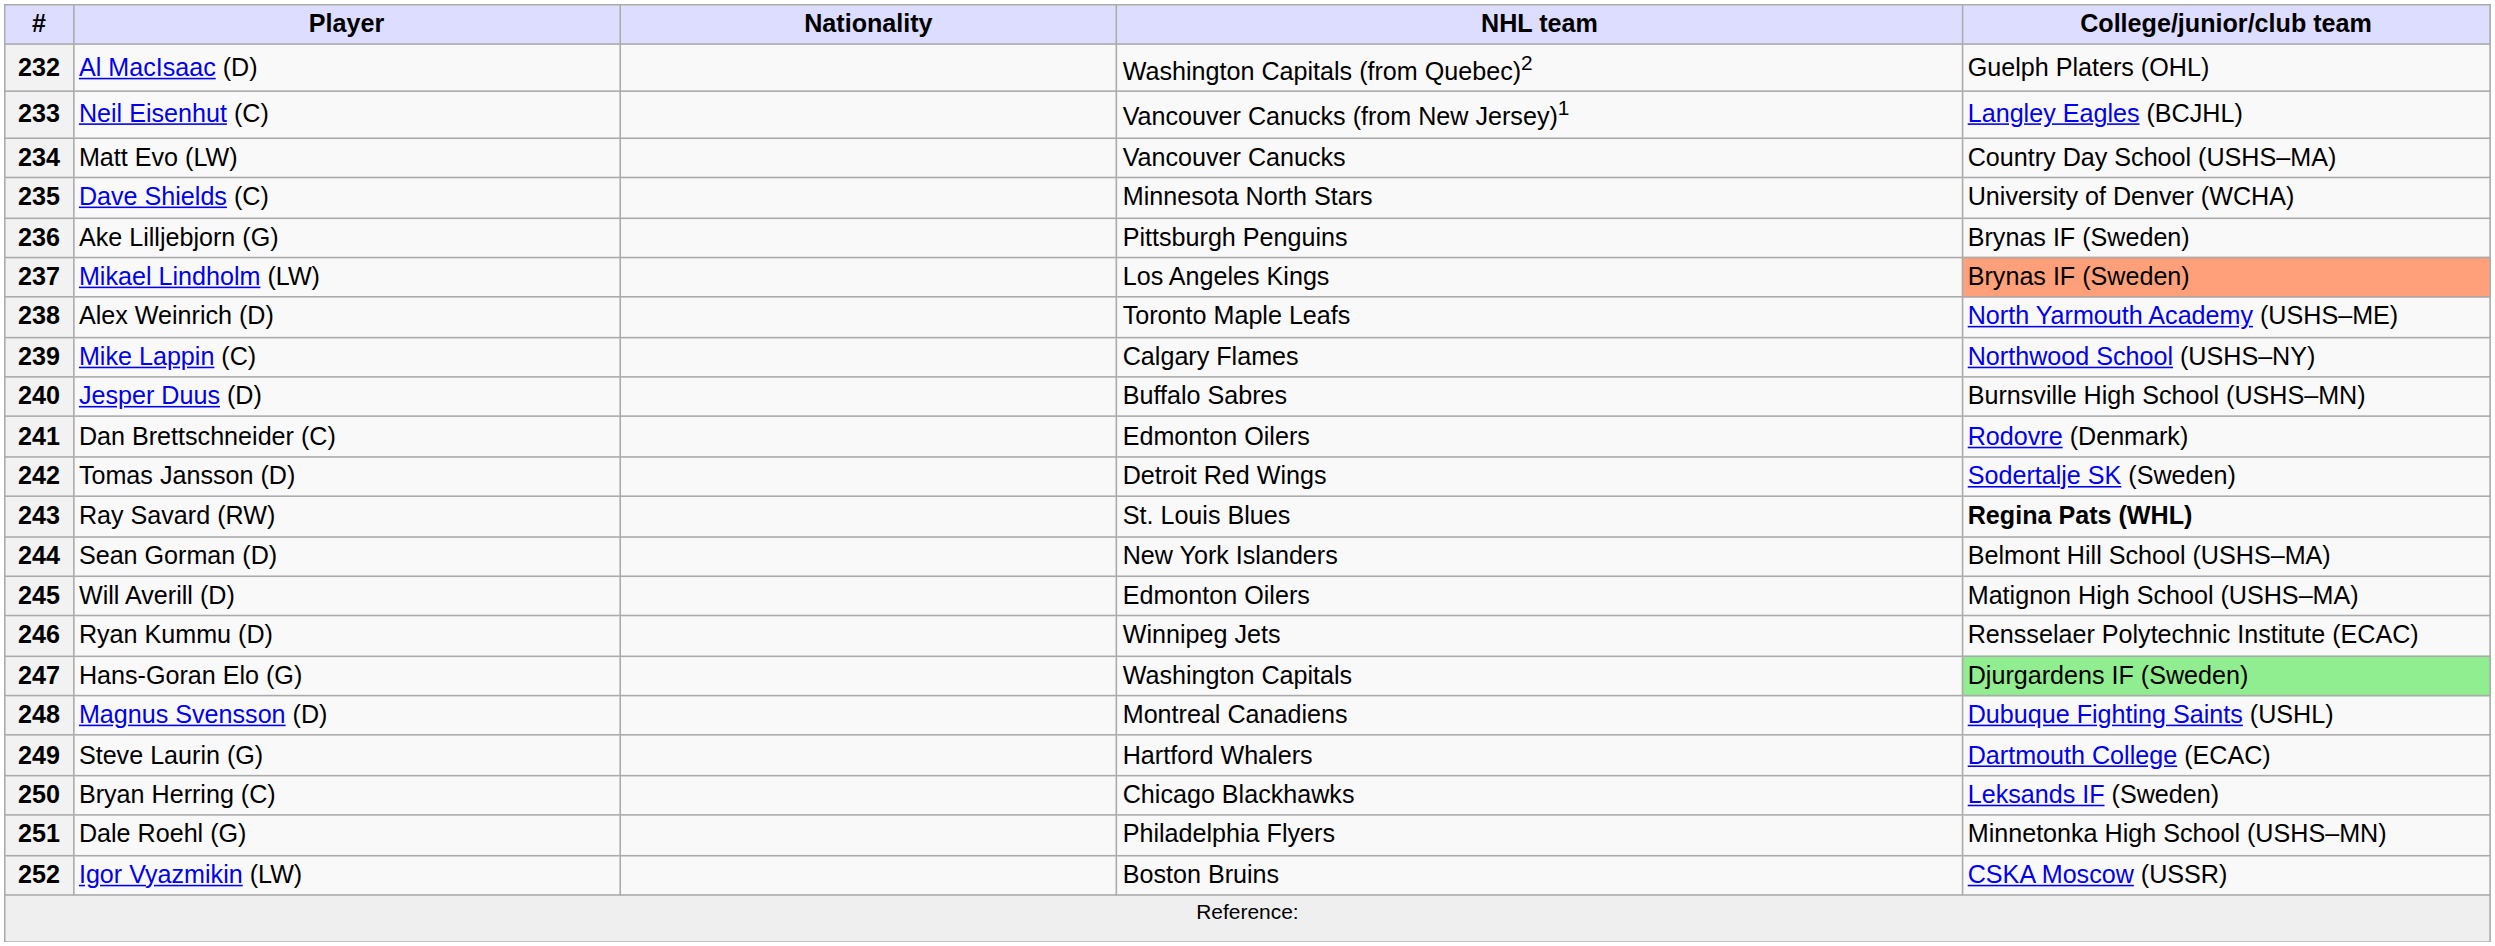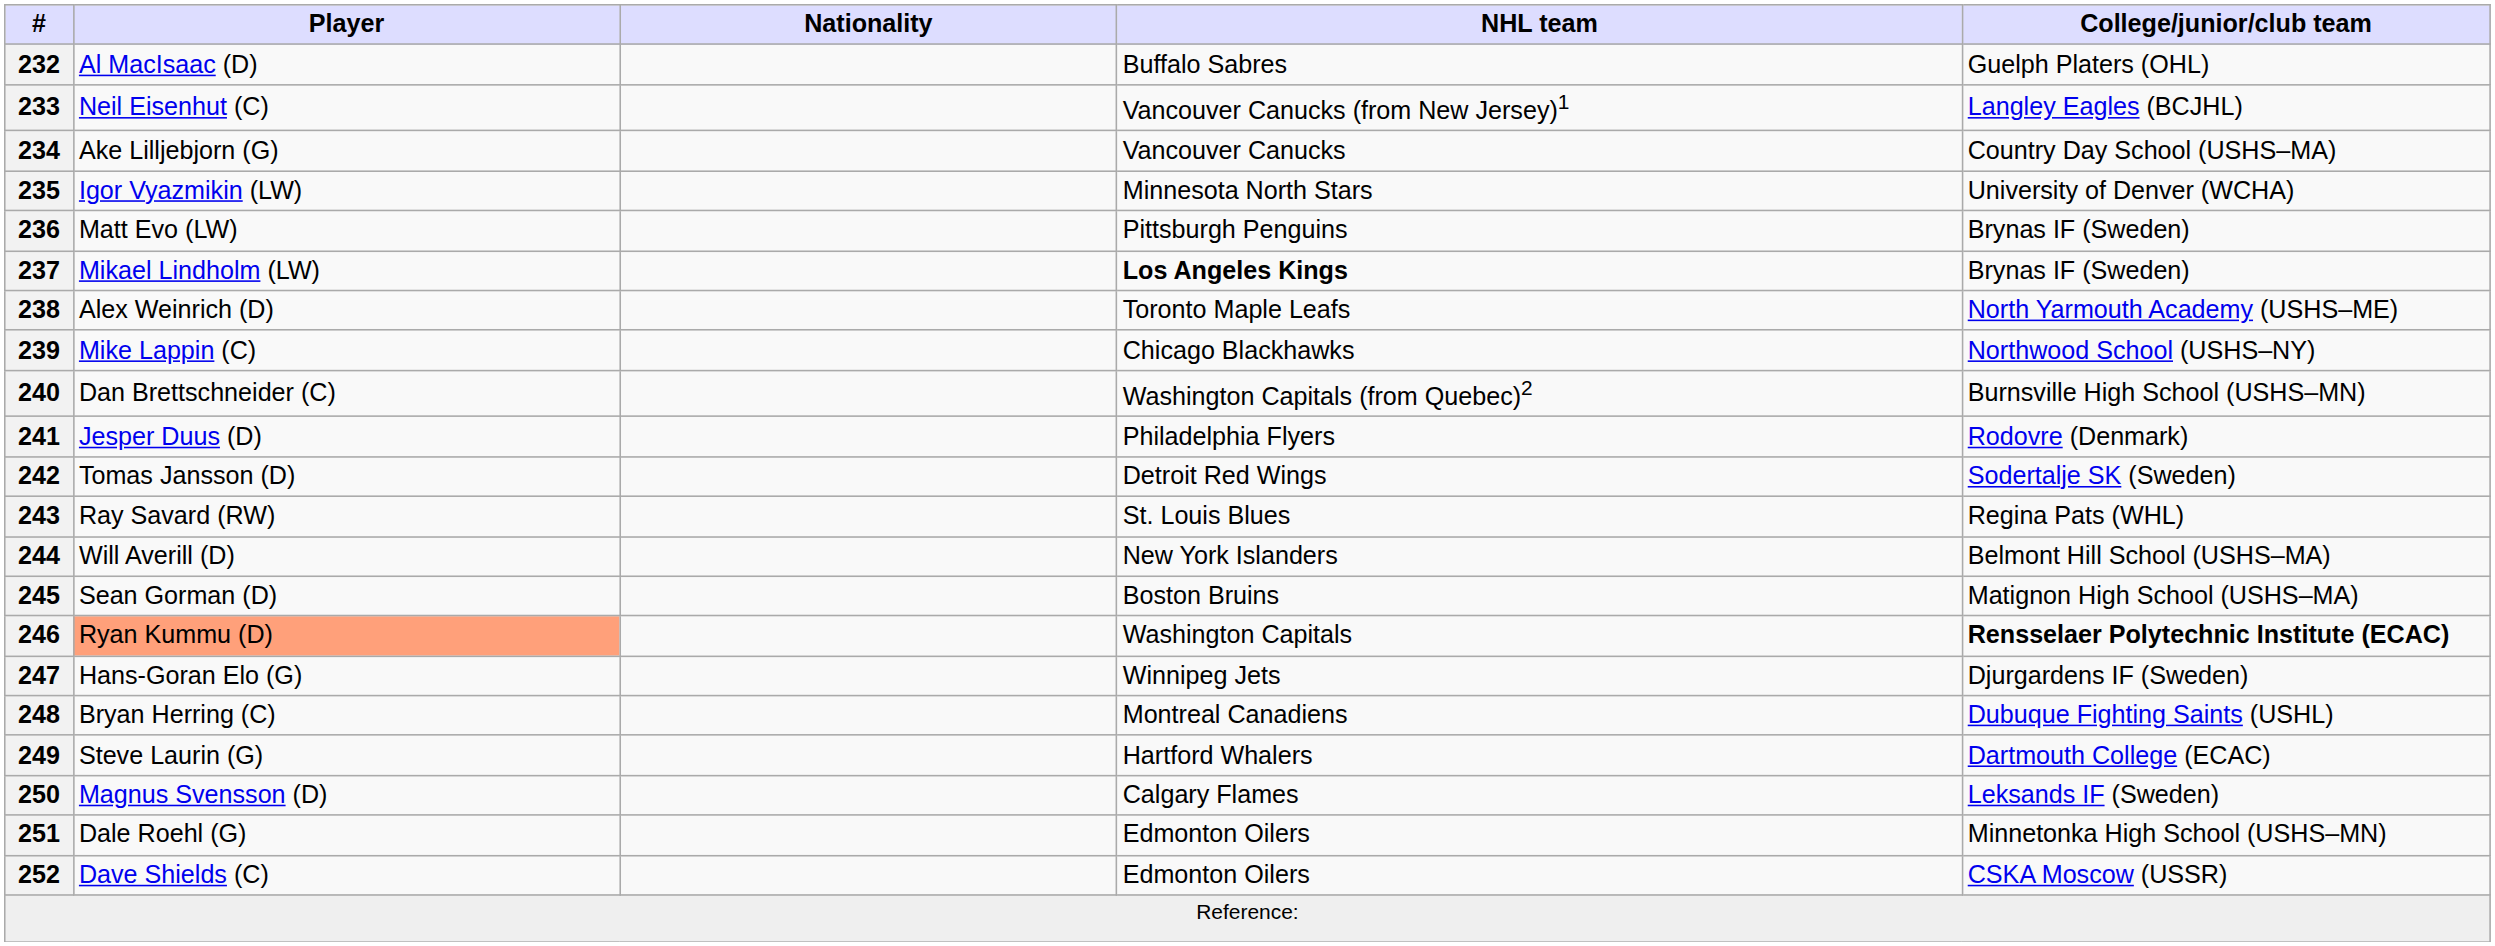(1328, 67) Washington Capitals (from Quebec)2 -> (1205, 64) Buffalo Sabres
(158, 157) Matt Evo (LW) -> (179, 150) Ake Lilljebjorn (G)
(174, 197) Dave Shields (C) -> (191, 190) Igor Vyazmikin (LW)
(179, 237) Ake Lilljebjorn (G) -> (158, 230) Matt Evo (LW)
(1226, 277) normal -> (1235, 270) bold
(2079, 277) lightsalmon background -> (2079, 270) no background
(1211, 356) Calgary Flames -> (1239, 349) Chicago Blackhawks
(170, 396) Jesper Duus (D) -> (207, 393) Dan Brettschneider (C)
(1205, 396) Buffalo Sabres -> (1328, 393) Washington Capitals (from Quebec)2
(207, 436) Dan Brettschneider (C) -> (170, 436) Jesper Duus (D)
(1216, 436) Edmonton Oilers -> (1229, 436) Philadelphia Flyers
(2080, 516) bold -> (2076, 516) normal
(178, 555) Sean Gorman (D) -> (157, 555) Will Averill (D)
(157, 595) Will Averill (D) -> (178, 595) Sean Gorman (D)
(1216, 595) Edmonton Oilers -> (1201, 595) Boston Bruins
(176, 635) no background -> (176, 635) lightsalmon background
(1202, 635) Winnipeg Jets -> (1237, 635) Washington Capitals
(2193, 635) normal -> (2209, 635) bold
(1237, 675) Washington Capitals -> (1202, 675) Winnipeg Jets
(2108, 675) lightgreen background -> (2108, 675) no background
(203, 715) Magnus Svensson (D) -> (177, 715) Bryan Herring (C)
(177, 794) Bryan Herring (C) -> (203, 794) Magnus Svensson (D)
(1239, 794) Chicago Blackhawks -> (1211, 794) Calgary Flames
(1229, 834) Philadelphia Flyers -> (1216, 834) Edmonton Oilers
(191, 874) Igor Vyazmikin (LW) -> (174, 874) Dave Shields (C)
(1201, 874) Boston Bruins -> (1216, 874) Edmonton Oilers
